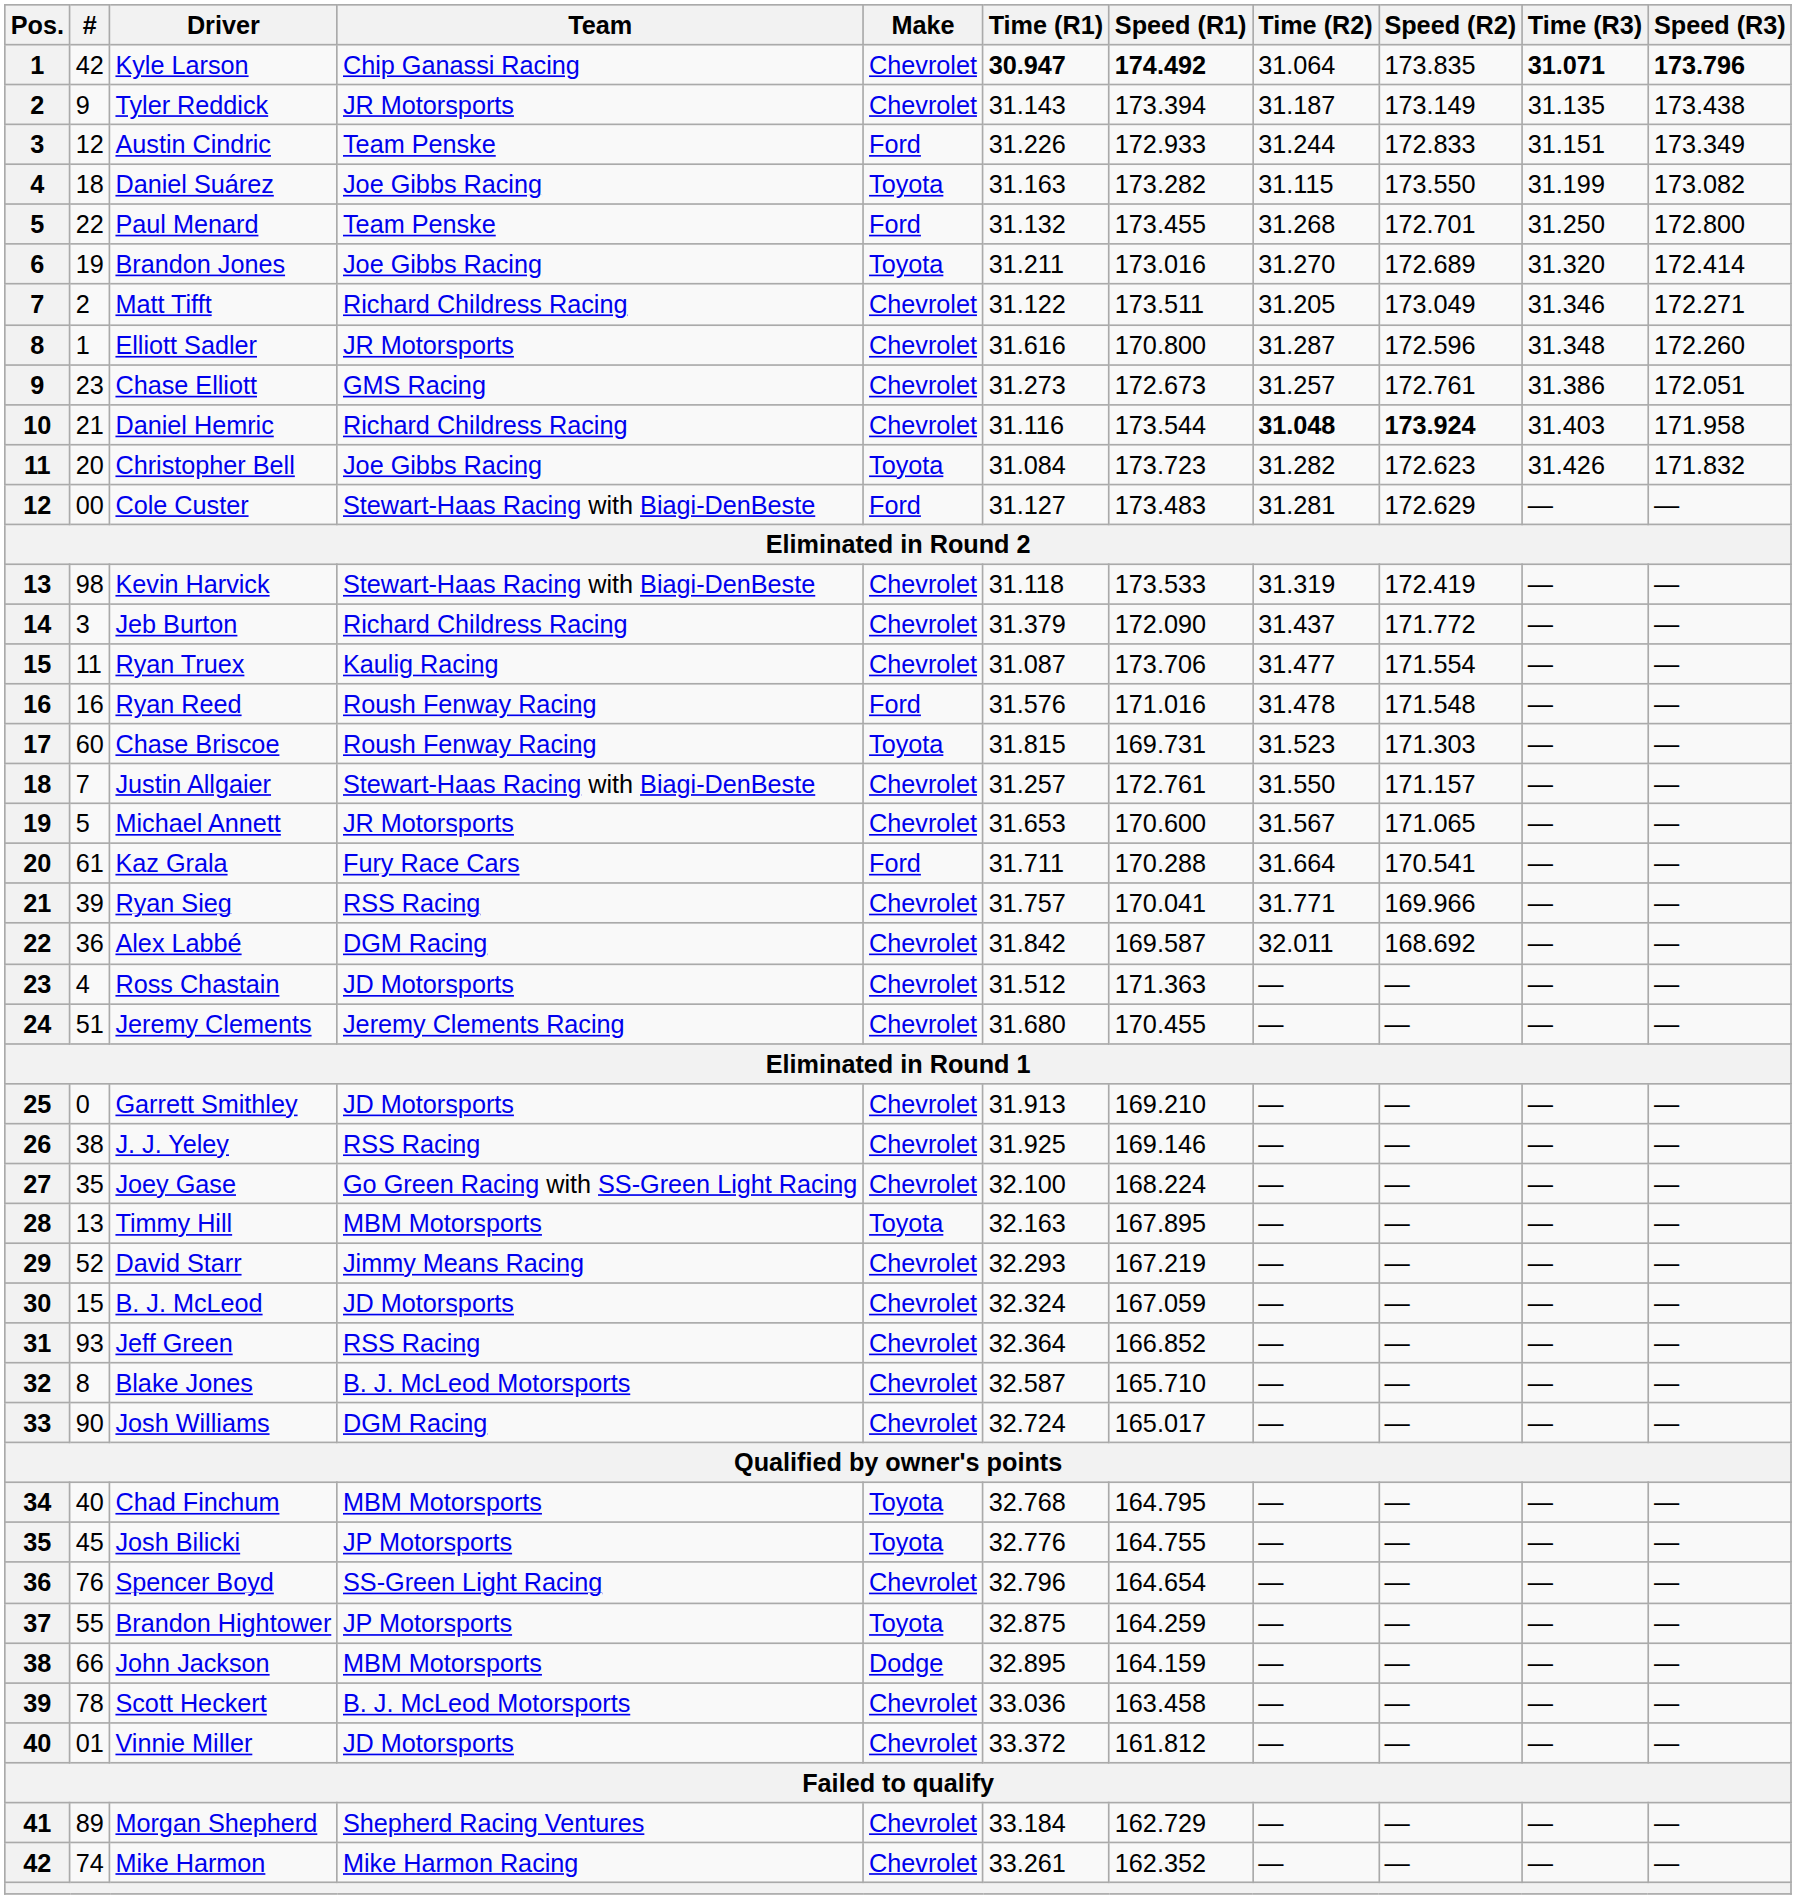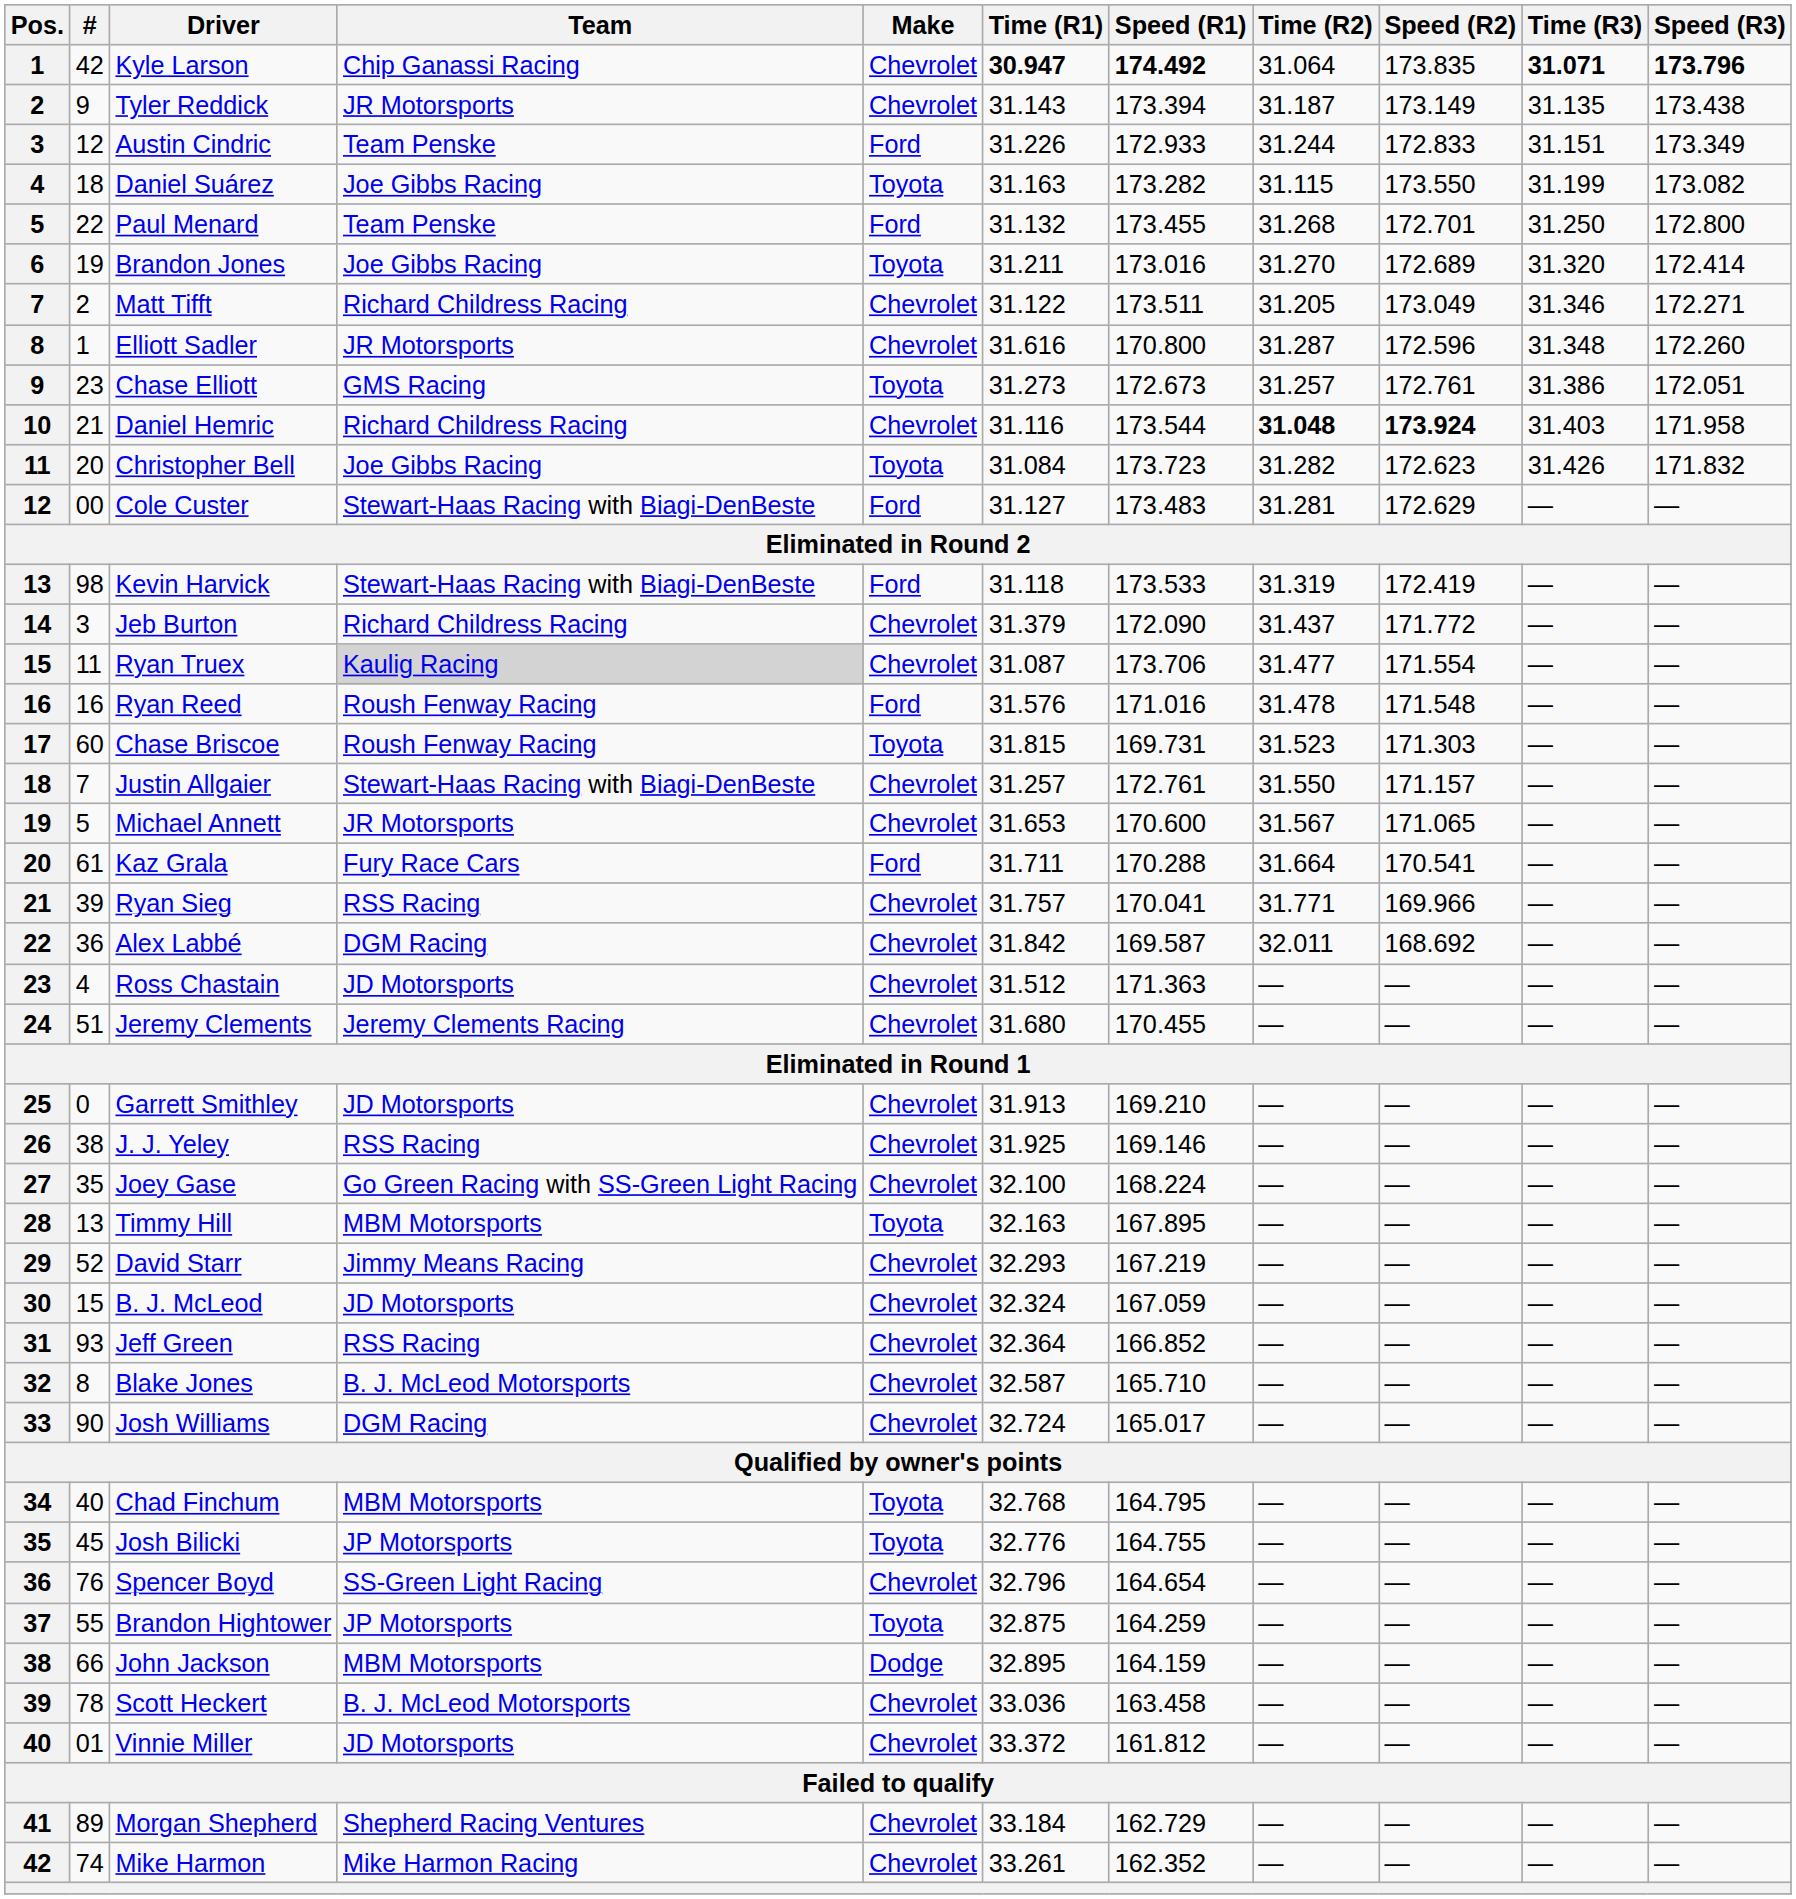(923, 384) Chevrolet -> (906, 384) Toyota
(923, 584) Chevrolet -> (895, 584) Ford
(421, 664) no background -> (421, 664) lightgrey background
